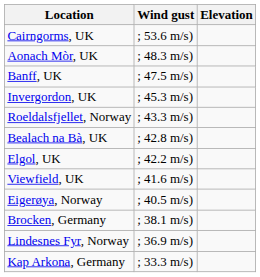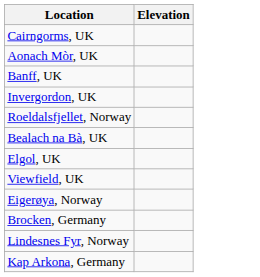- column: (166, 14)
